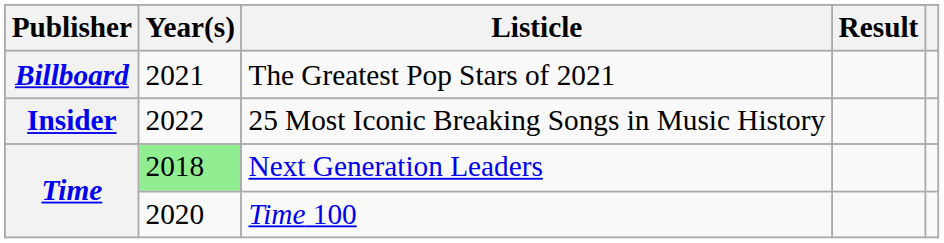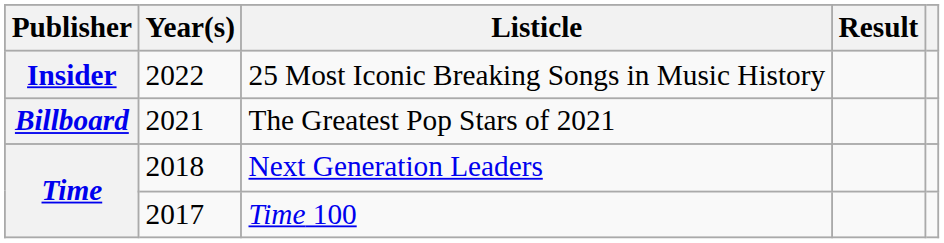rows swapped: (432, 74) <-> (537, 120)
(175, 167) lightgreen background -> (175, 167) no background
(175, 213) 2020 -> (175, 213) 2017
